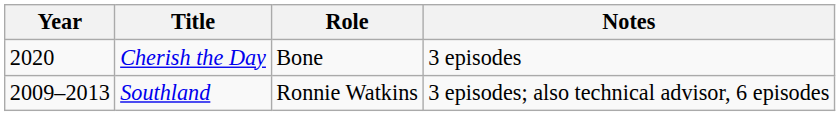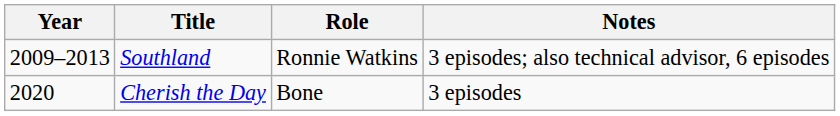rows swapped: (165, 92) <-> (193, 57)
